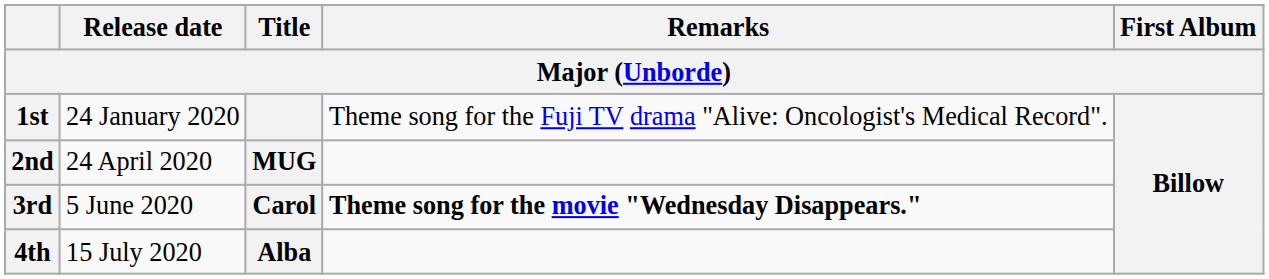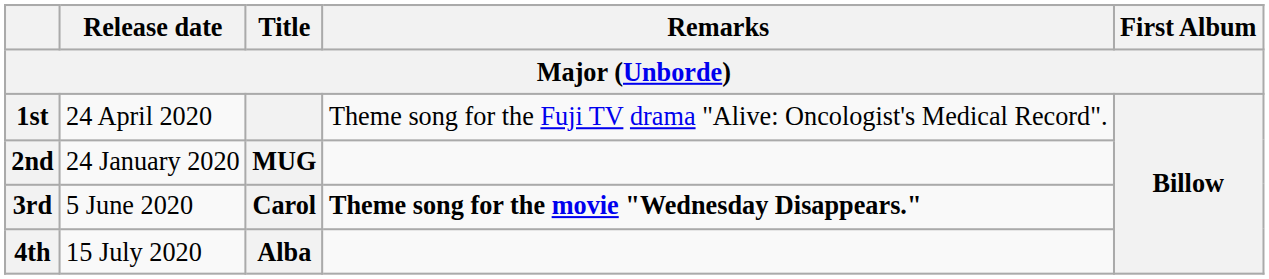(153, 116) 24 January 2020 -> (139, 116) 24 April 2020
(139, 161) 24 April 2020 -> (153, 161) 24 January 2020
